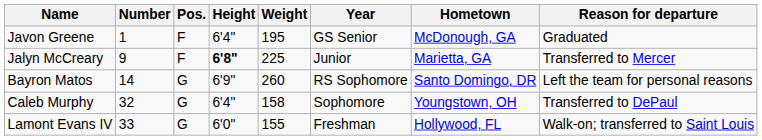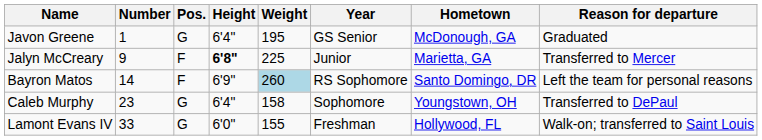(181, 37) F -> (182, 37) G
(182, 80) G -> (181, 80) F
(273, 80) no background -> (273, 80) lightblue background
(126, 102) 32 -> (126, 102) 23
